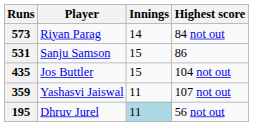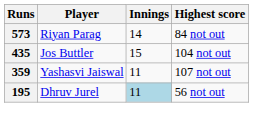- row: (21, 53)
